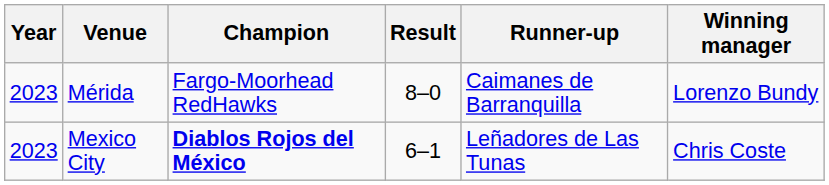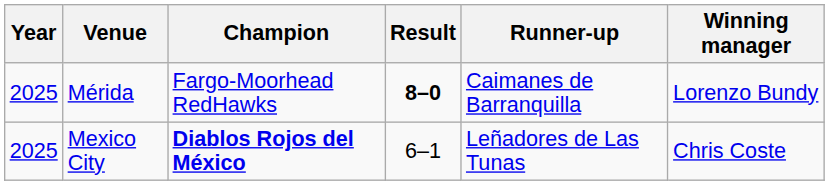(34, 92) 2023 -> (34, 92) 2025
(423, 92) normal -> (423, 92) bold
(34, 150) 2023 -> (34, 150) 2025
